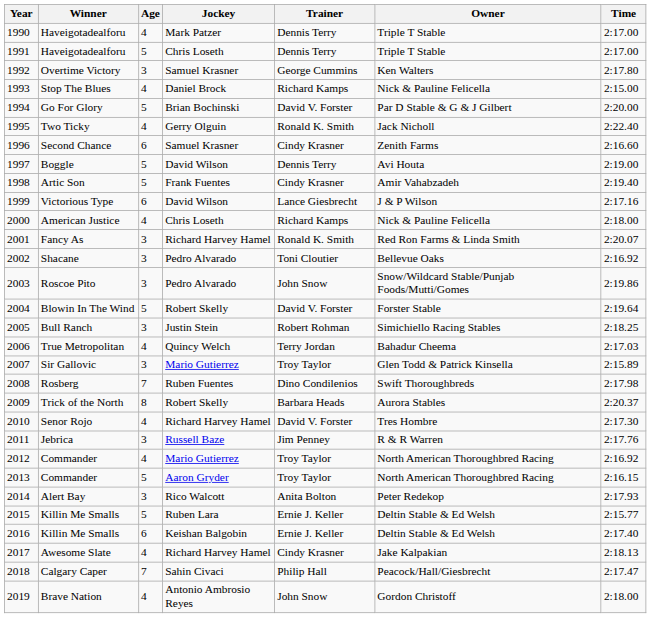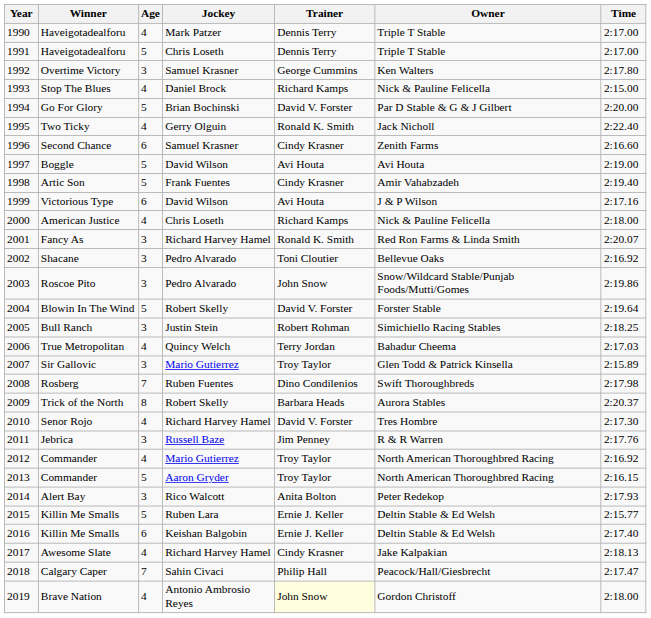(307, 164) Dennis Terry -> (301, 164) Avi Houta
(317, 201) Lance Giesbrecht -> (301, 201) Avi Houta
(302, 597) no background -> (302, 597) lightyellow background
